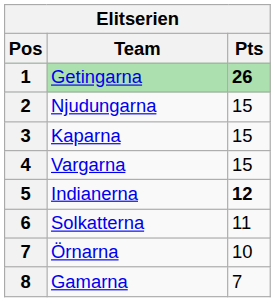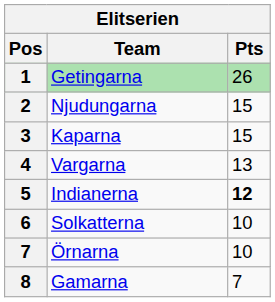(242, 77) bold -> (242, 77) normal
(242, 164) 15 -> (242, 164) 13
(242, 223) 11 -> (242, 223) 10
